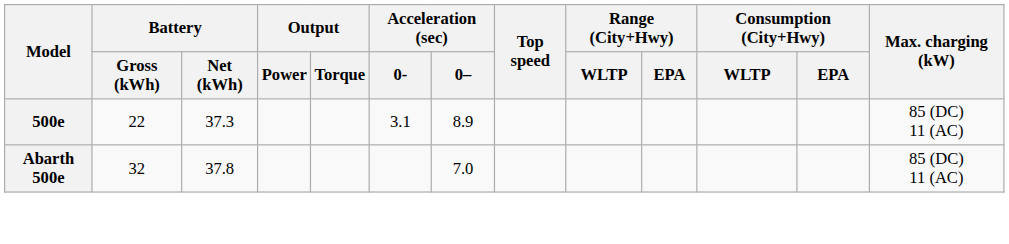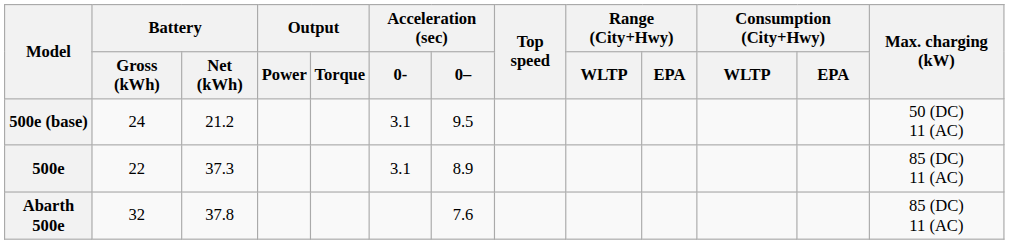+ row: (48, 122)
(463, 168) 7.0 -> (463, 215) 7.6
